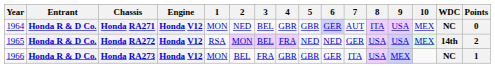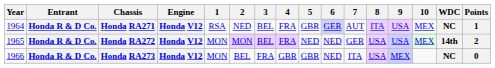(217, 26) MON -> (217, 26) RSA
(287, 26) GBR -> (287, 26) FRA
(476, 26) 0 -> (476, 26) 1
(217, 41) RSA -> (217, 41) MON
(332, 56) GER -> (332, 56) NED
(476, 56) 1 -> (476, 56) 0
